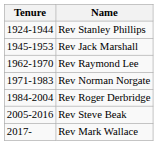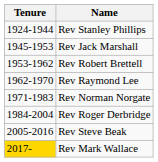+ row: (100, 64)
(19, 132) no background -> (19, 149) gold background
